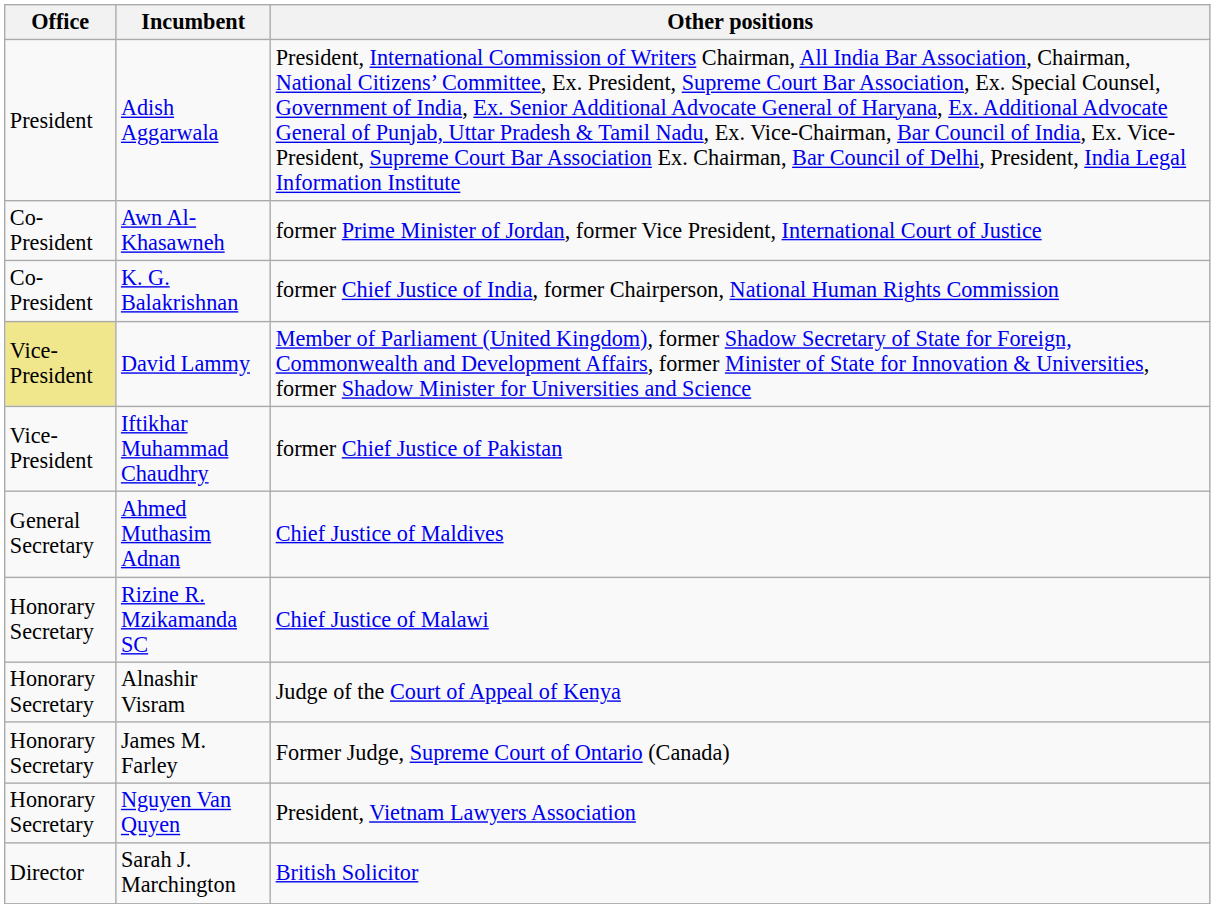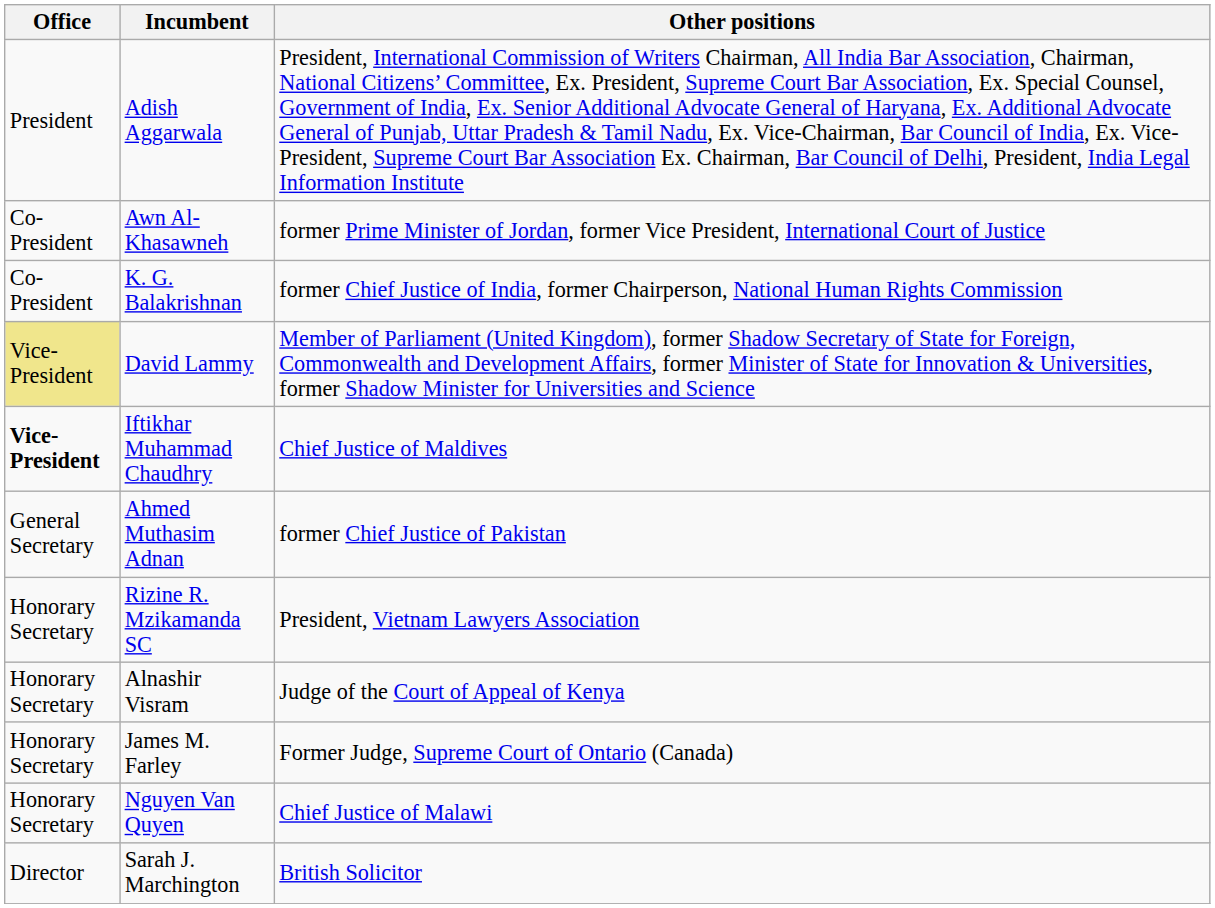(51, 448) normal -> (55, 448) bold
(419, 448) former Chief Justice of Pakistan -> (393, 448) Chief Justice of Maldives
(390, 534) Chief Justice of Maldives -> (423, 534) former Chief Justice of Pakistan
(382, 619) Chief Justice of Malawi -> (459, 619) President, Vietnam Lawyers Association
(456, 812) President, Vietnam Lawyers Association -> (386, 812) Chief Justice of Malawi
